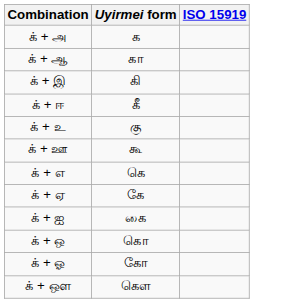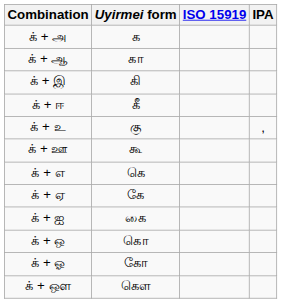+ column: (263, 15)
